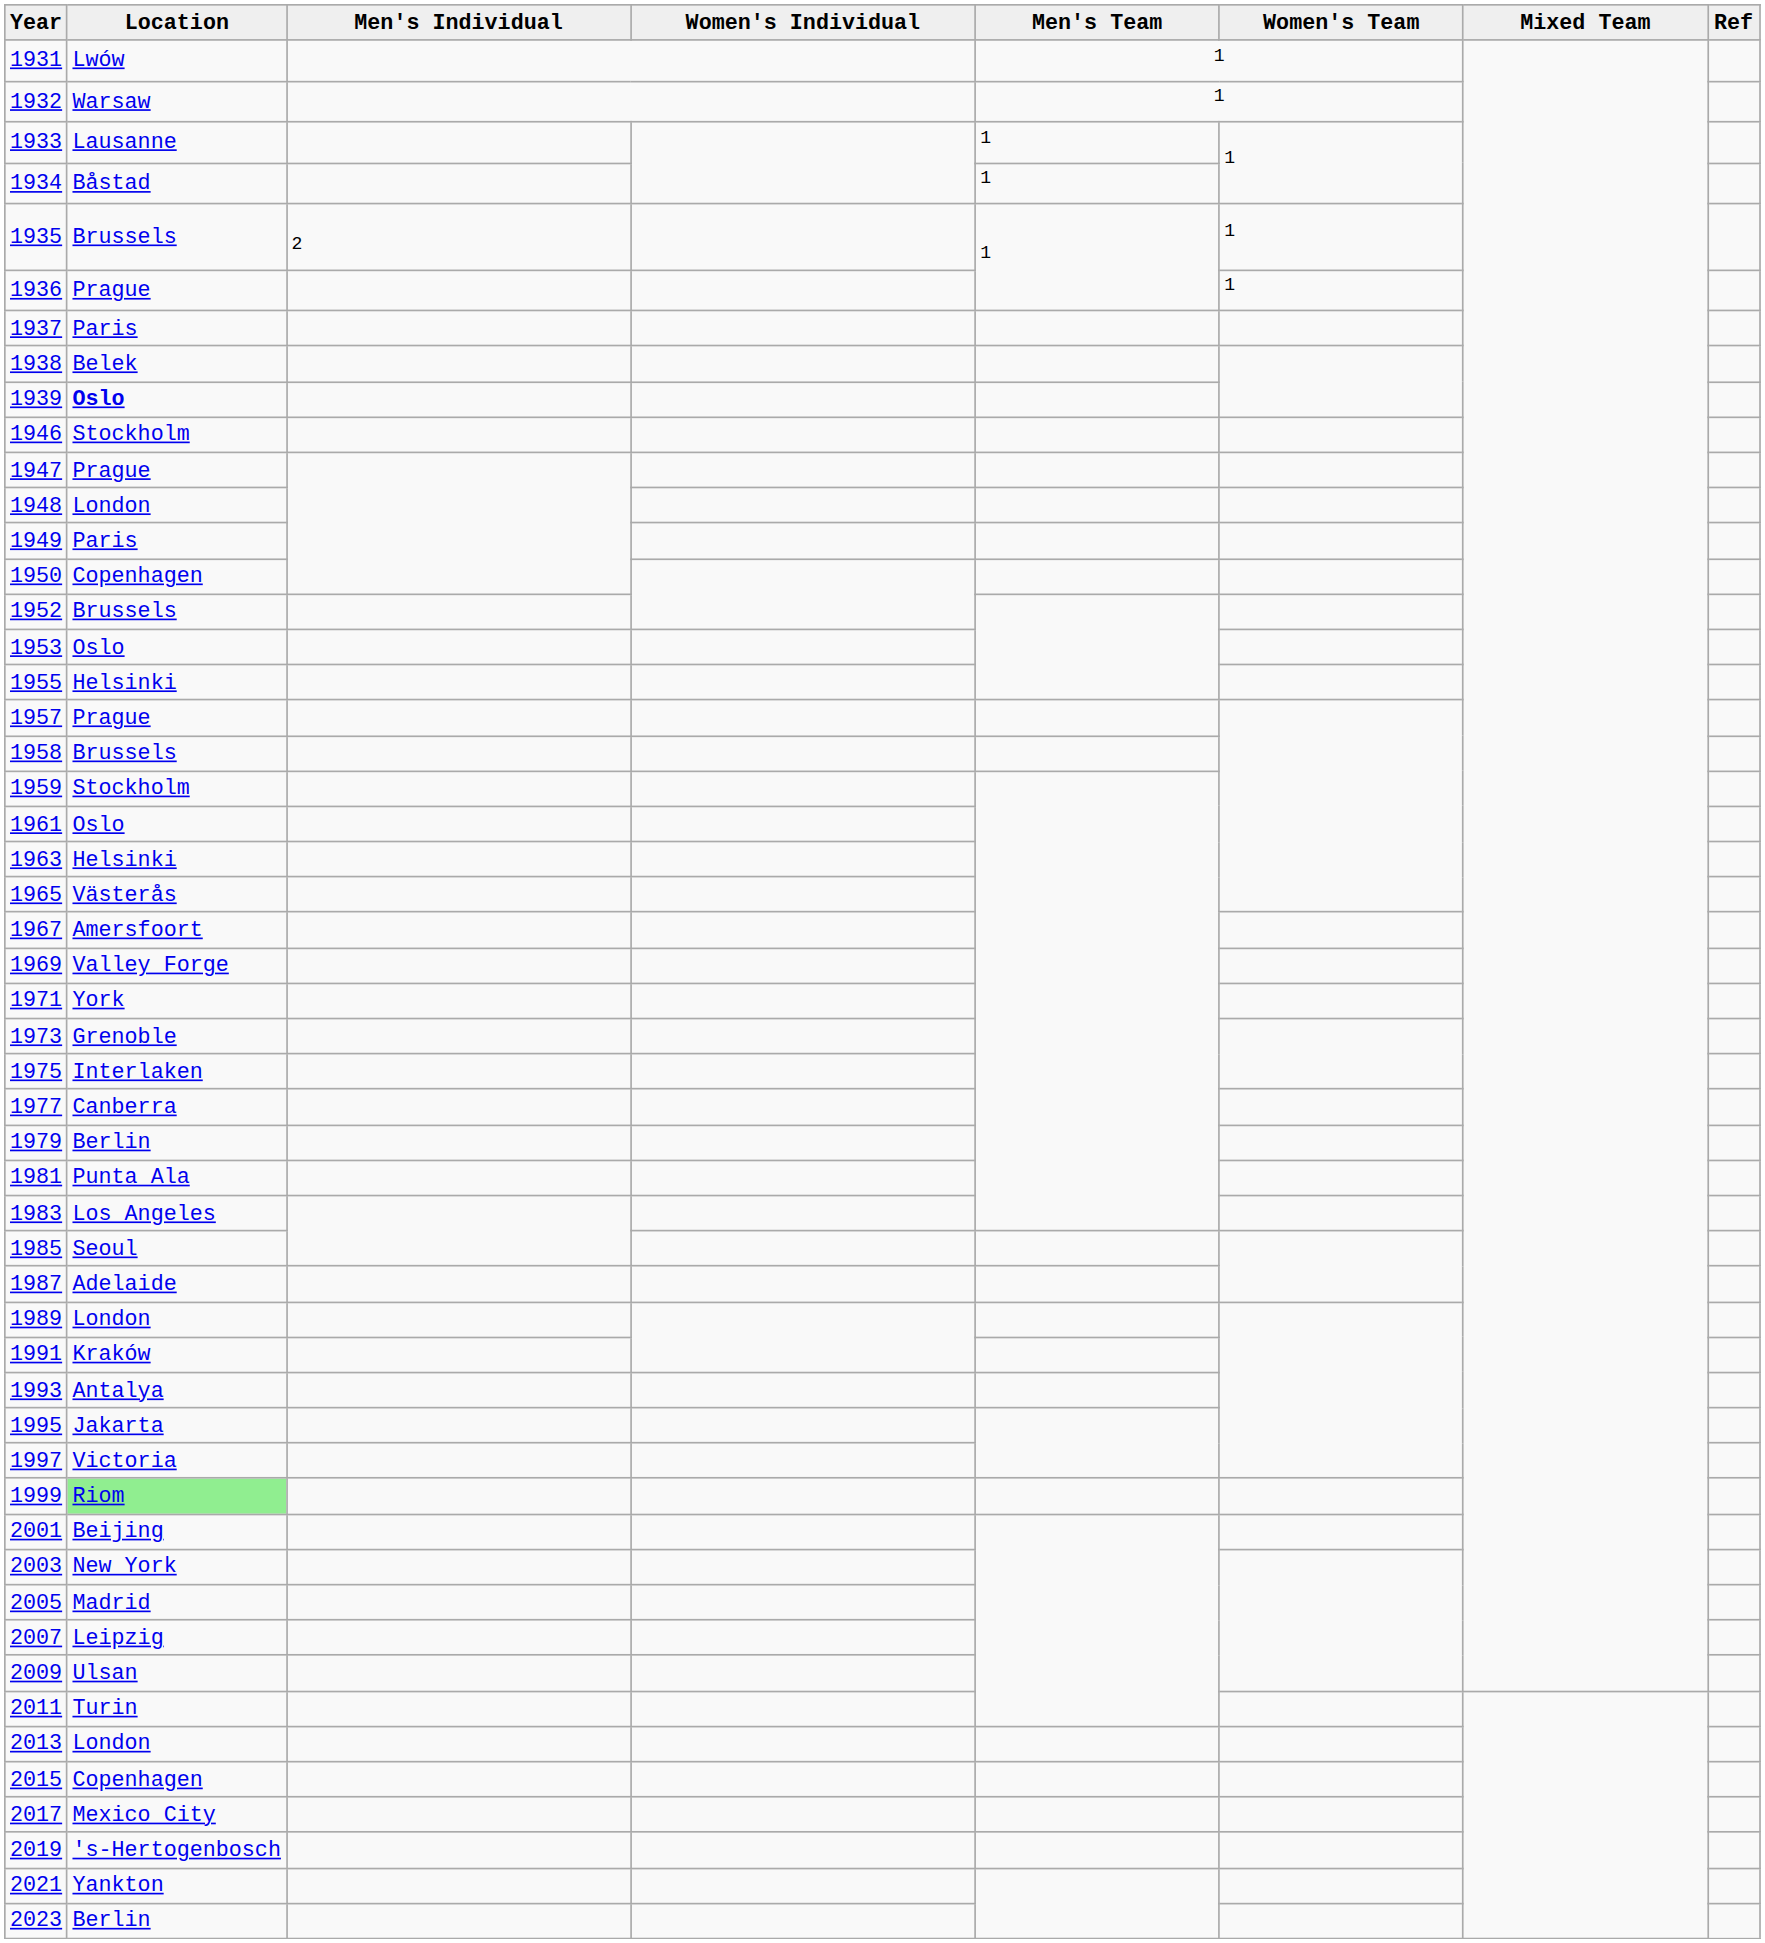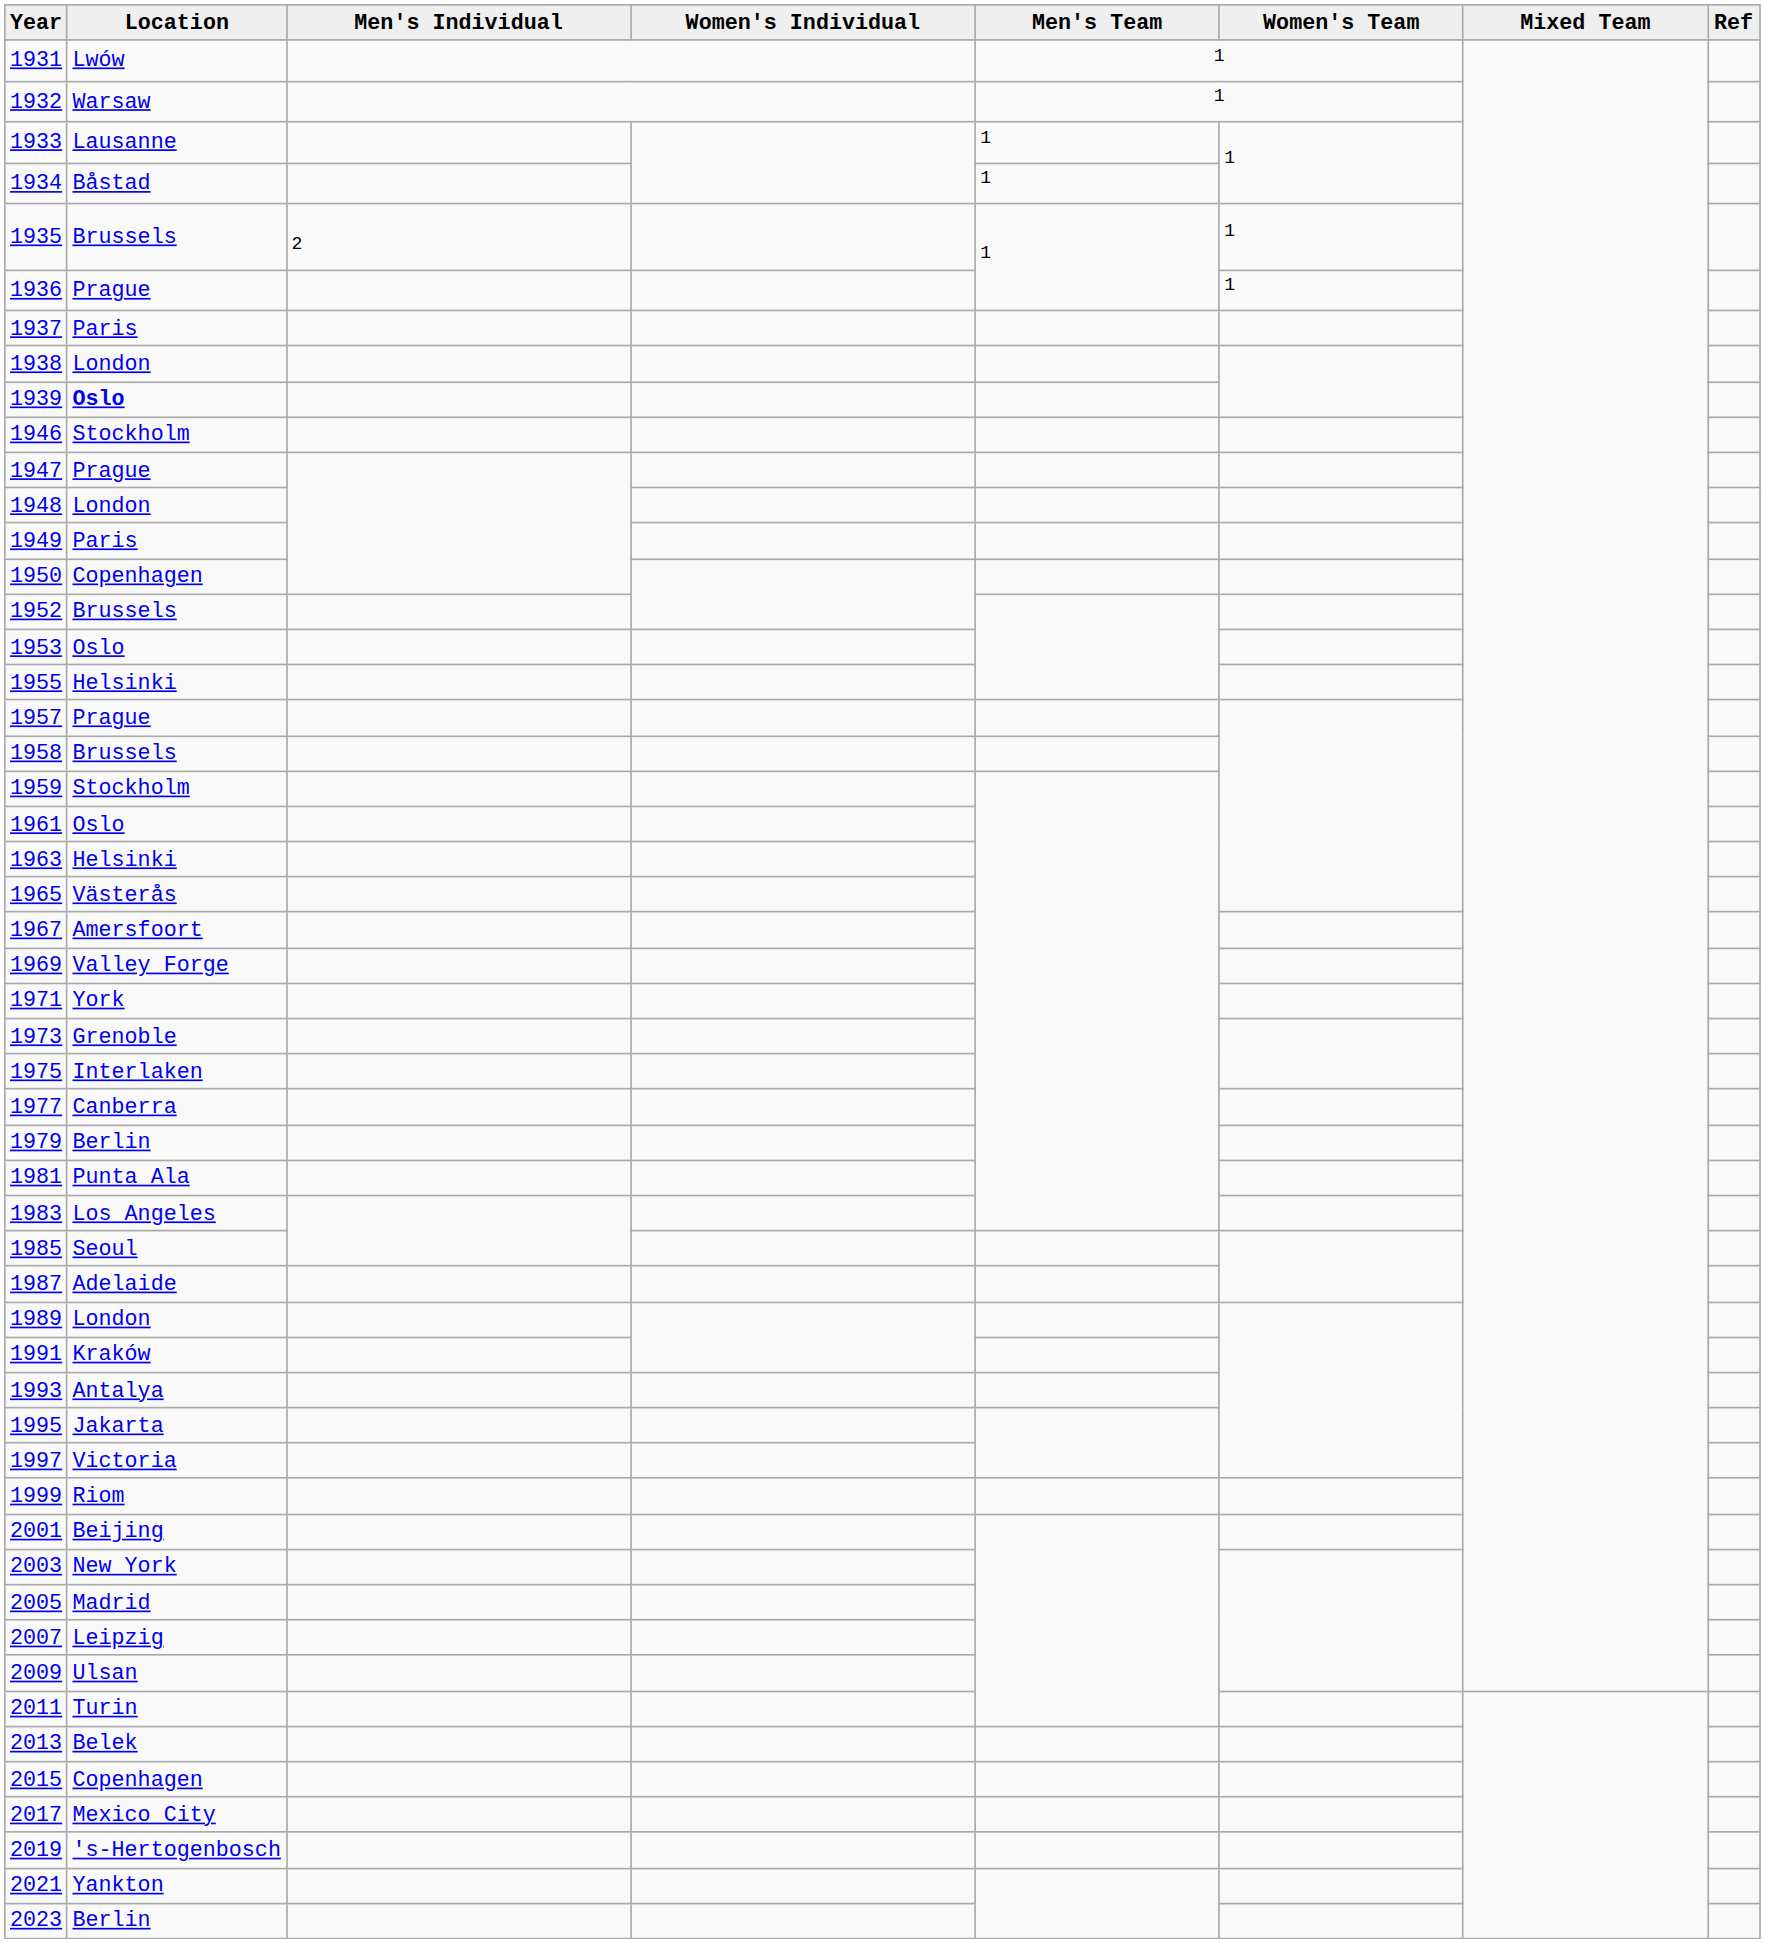(105, 364) Belek -> (112, 364) London
(99, 1496) lightgreen background -> (99, 1496) no background
(112, 1744) London -> (105, 1744) Belek
